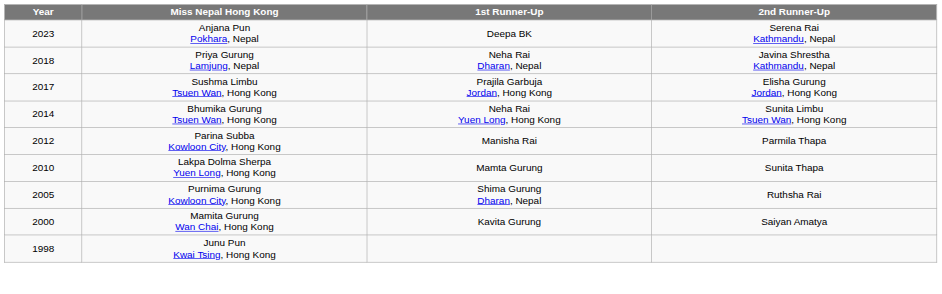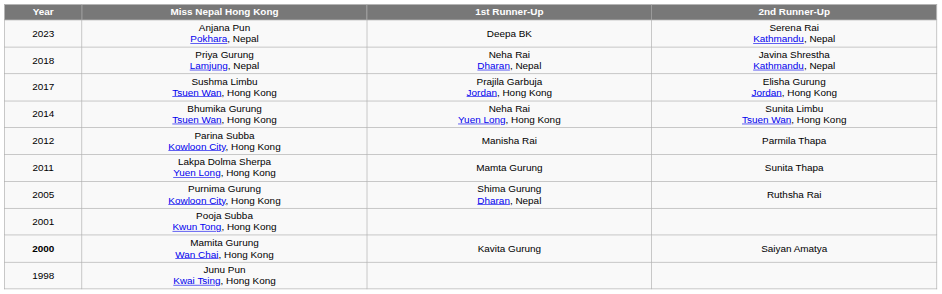(43, 168) 2010 -> (43, 168) 2011
+ row: (225, 221)
(43, 221) normal -> (43, 248) bold
